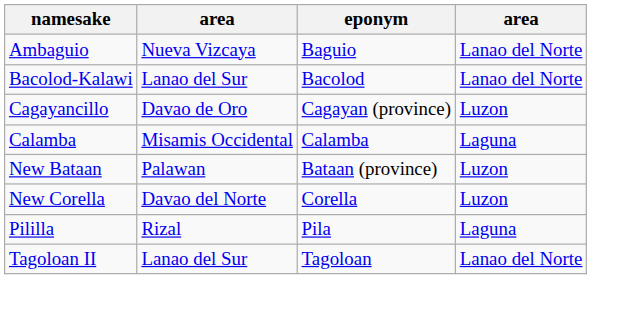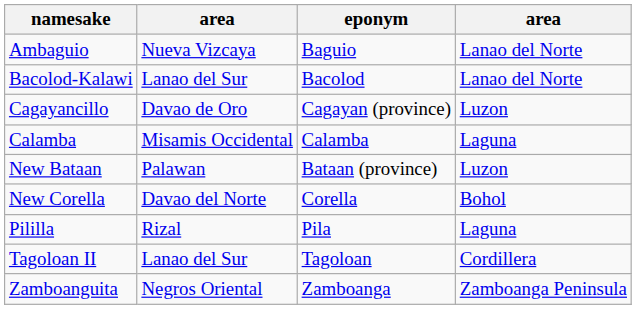(484, 199) Luzon -> (483, 199) Bohol
(521, 259) Lanao del Norte -> (498, 259) Cordillera
+ row: (63, 288)
